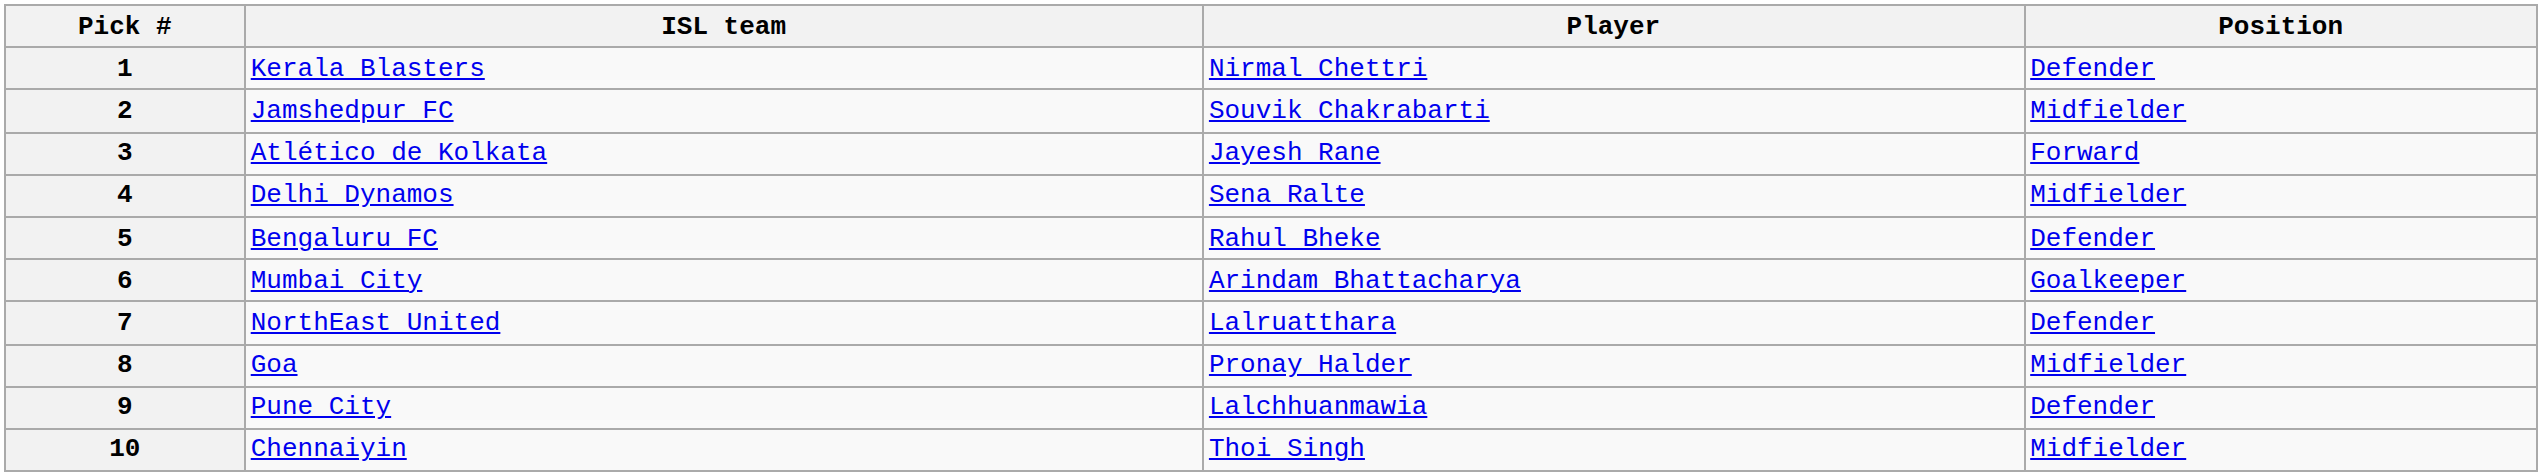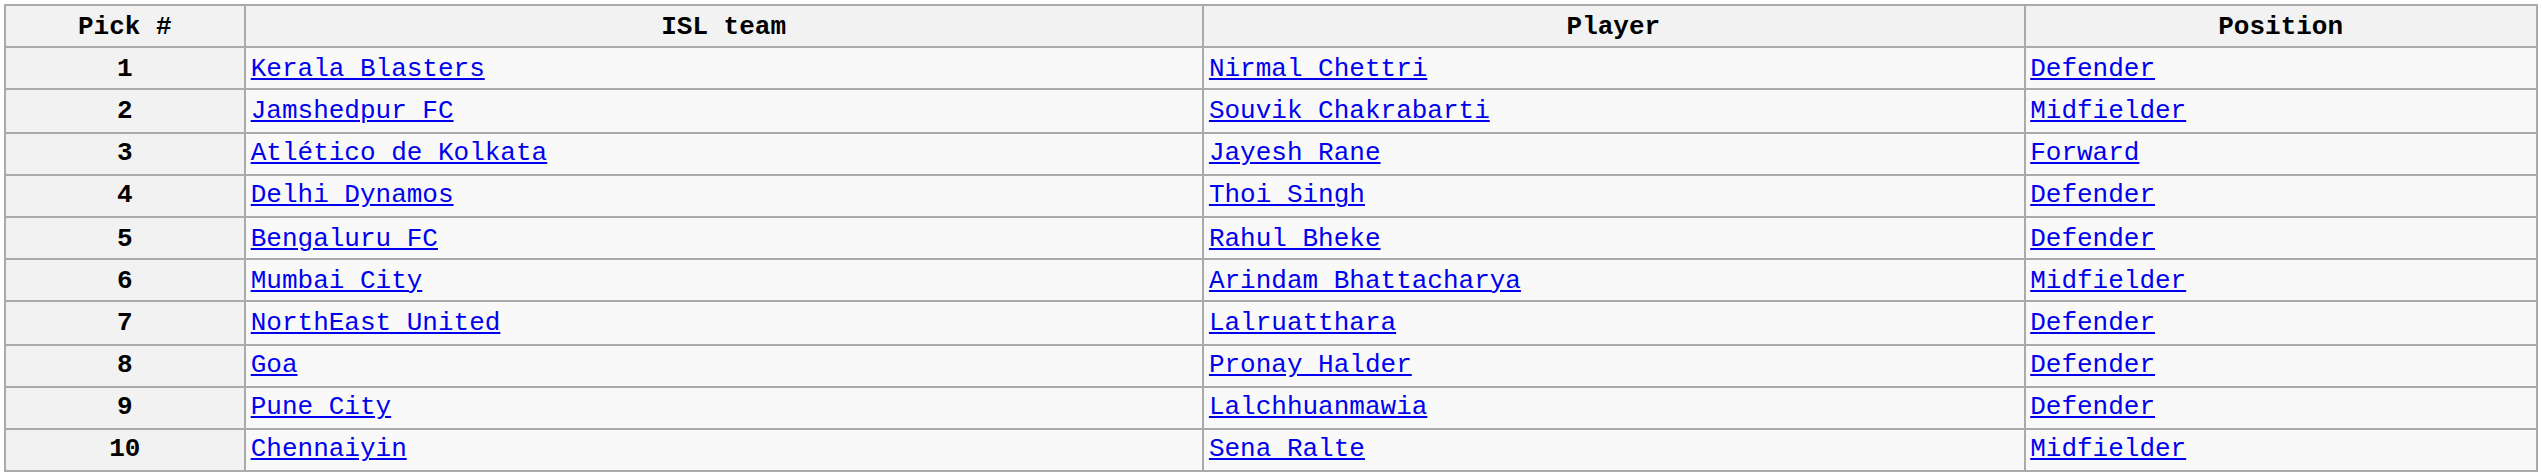(1287, 196) Sena Ralte -> (1287, 196) Thoi Singh
(2108, 196) Midfielder -> (2093, 196) Defender
(2108, 280) Goalkeeper -> (2108, 280) Midfielder
(2108, 365) Midfielder -> (2093, 365) Defender
(1287, 450) Thoi Singh -> (1287, 450) Sena Ralte
